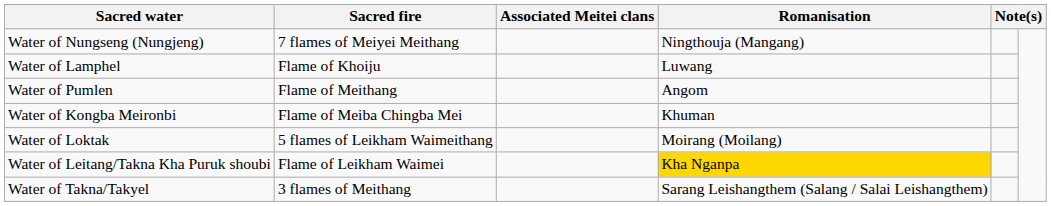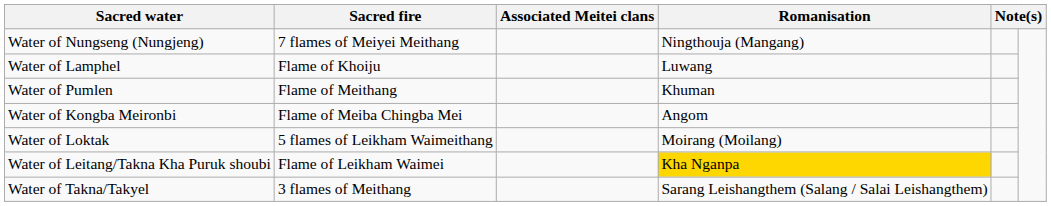(685, 90) Angom -> (688, 90) Khuman
(688, 115) Khuman -> (685, 115) Angom
